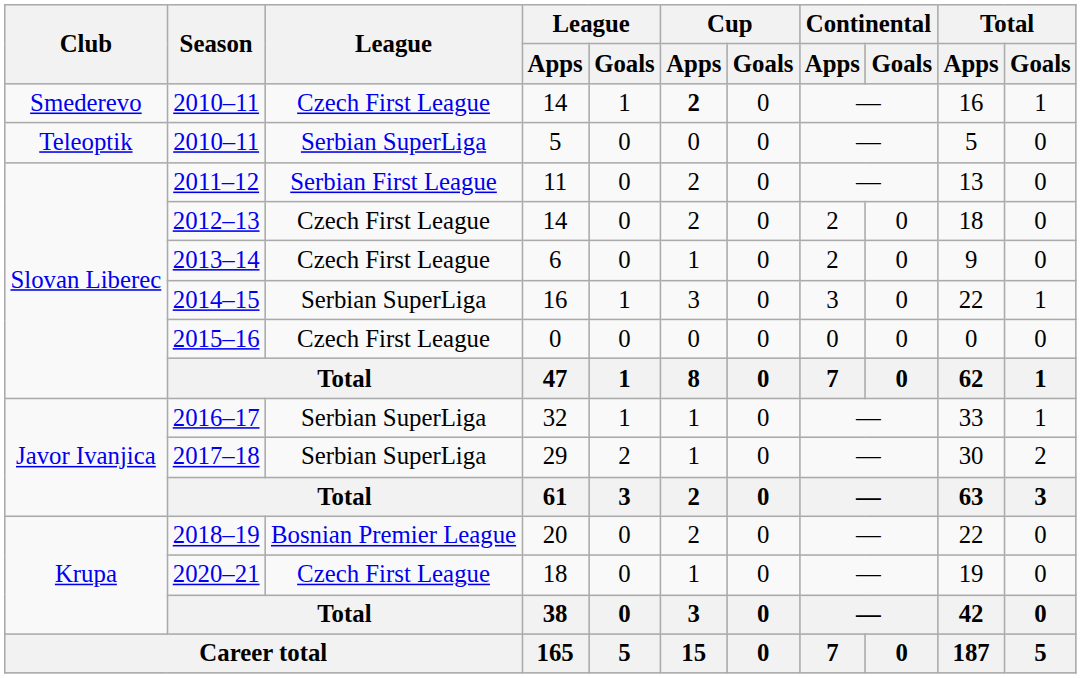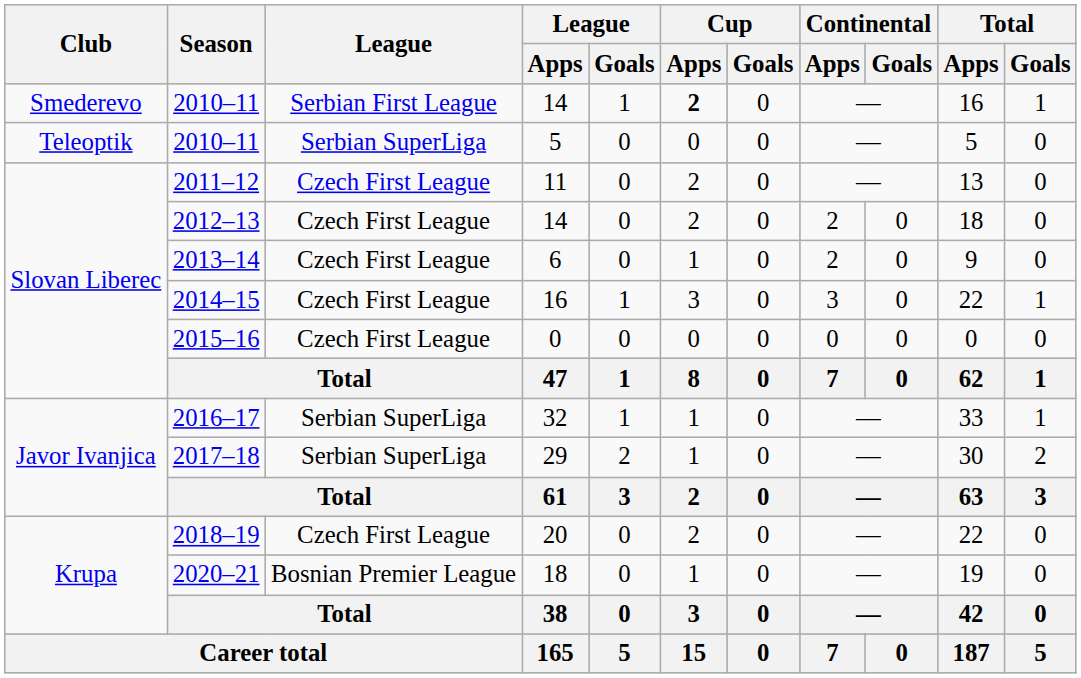(394, 102) Czech First League -> (394, 102) Serbian First League
(394, 181) Serbian First League -> (394, 181) Czech First League
(394, 299) Serbian SuperLiga -> (394, 299) Czech First League
(394, 535) Bosnian Premier League -> (394, 535) Czech First League
(394, 574) Czech First League -> (394, 574) Bosnian Premier League
